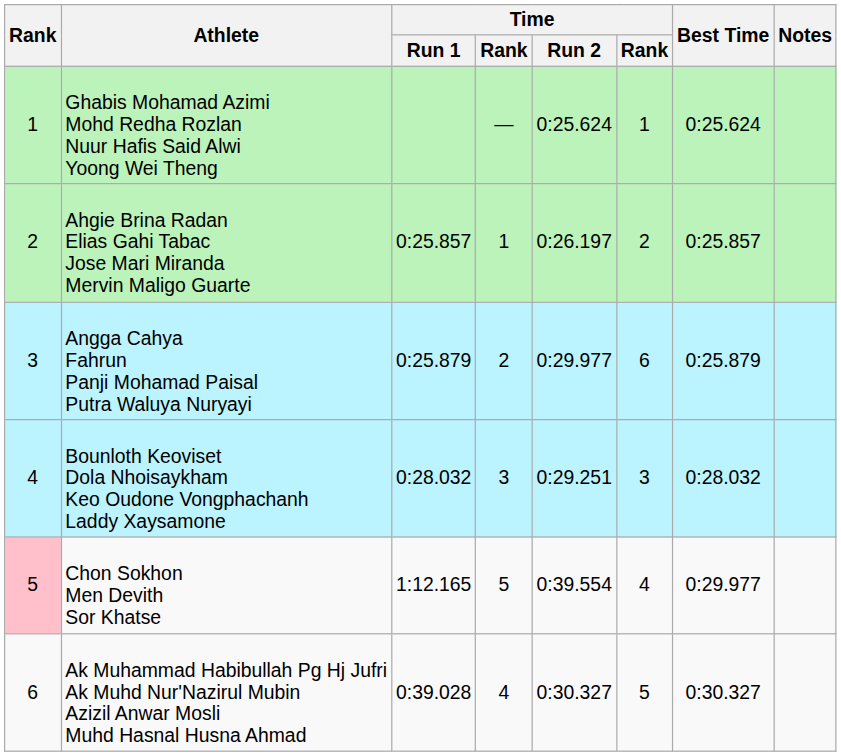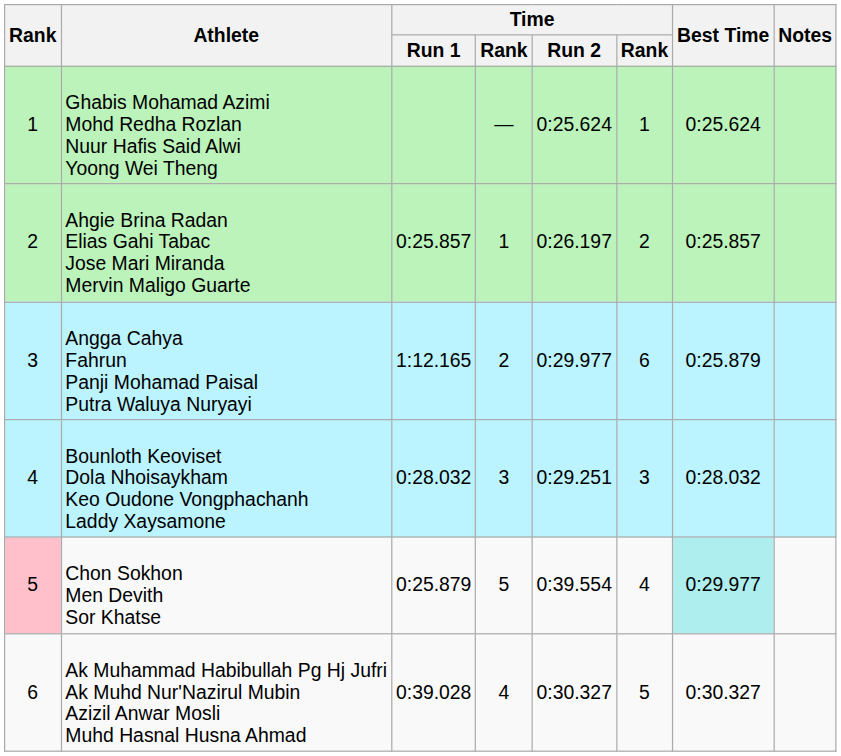(434, 360) 0:25.879 -> (434, 360) 1:12.165
(434, 585) 1:12.165 -> (434, 585) 0:25.879
(723, 585) no background -> (723, 585) paleturquoise background
